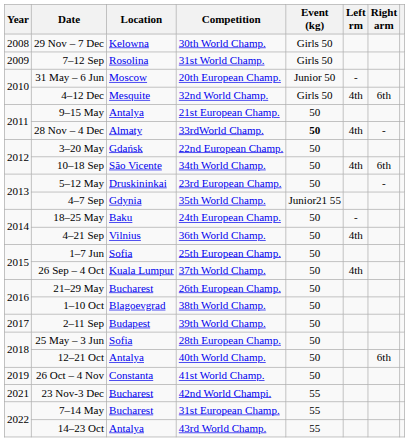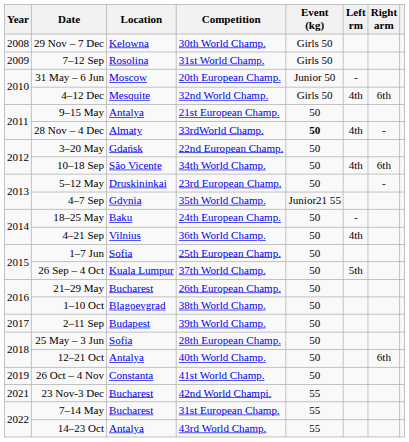(356, 270) 4th -> (356, 270) 5th
